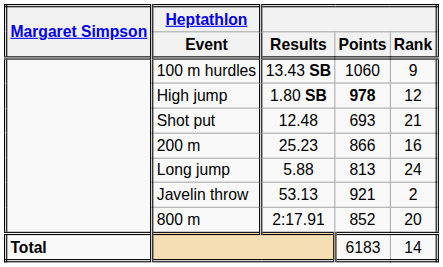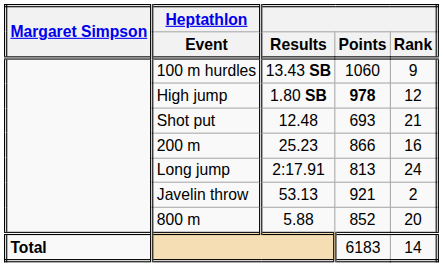(298, 170) 5.88 -> (298, 170) 2:17.91
(298, 220) 2:17.91 -> (298, 220) 5.88
